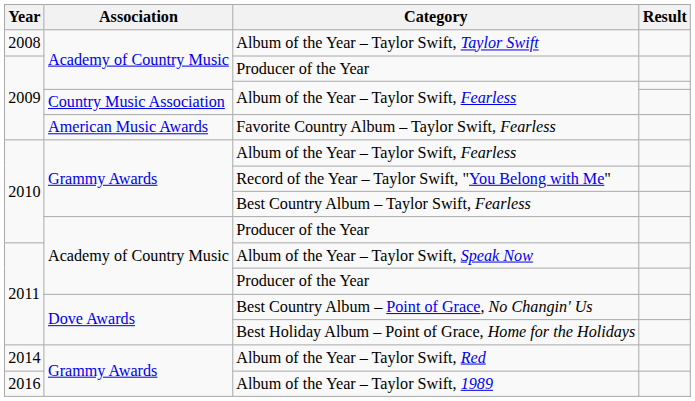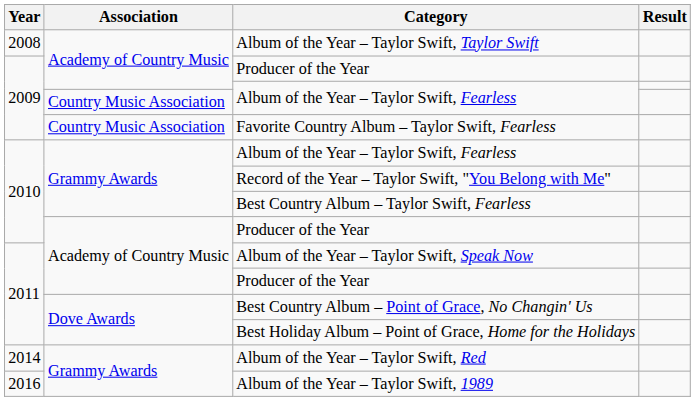(128, 127) American Music Awards -> (136, 127) Country Music Association
